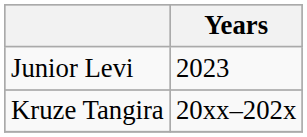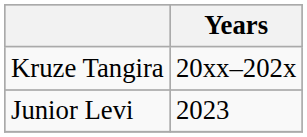rows swapped: (87, 110) <-> (72, 68)
